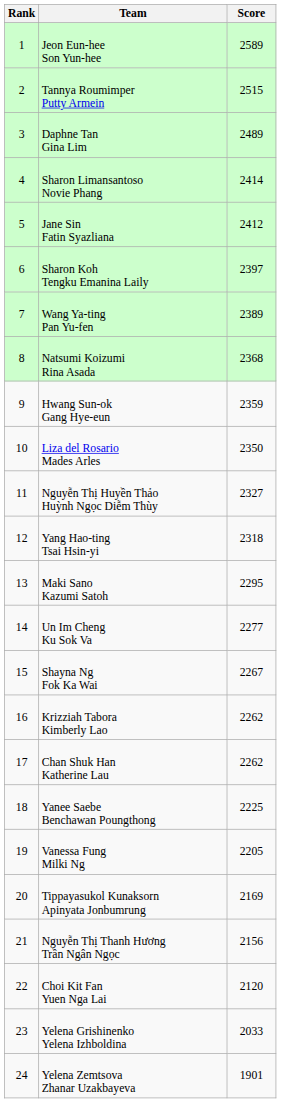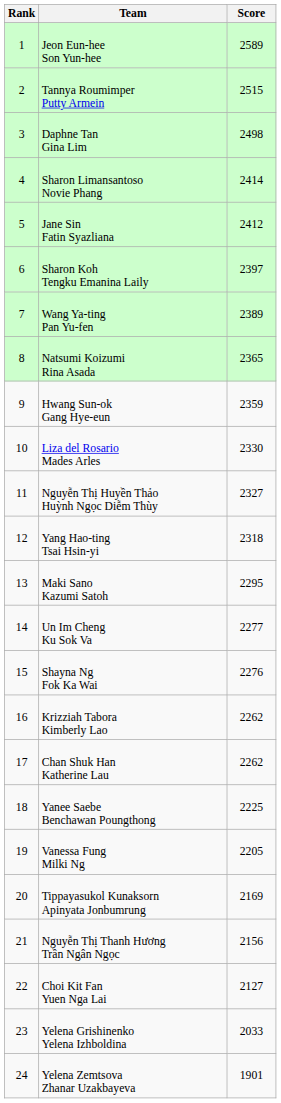(251, 135) 2489 -> (251, 135) 2498
(251, 359) 2368 -> (251, 359) 2365
(251, 448) 2350 -> (251, 448) 2330
(251, 672) 2267 -> (251, 672) 2276
(251, 986) 2120 -> (251, 986) 2127
